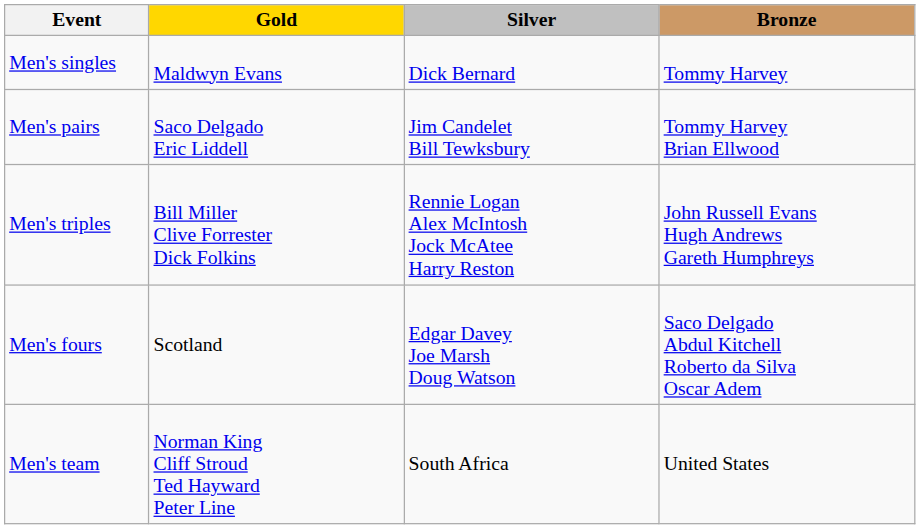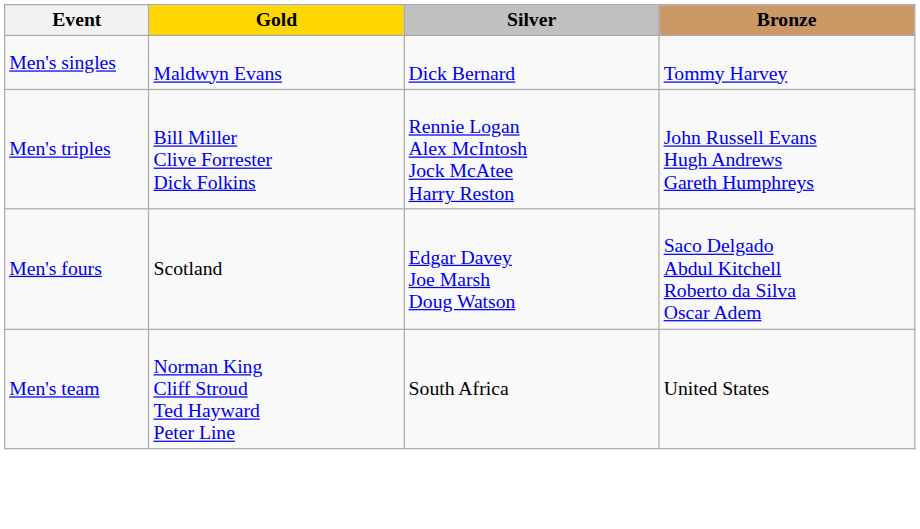- row: (54, 126)
